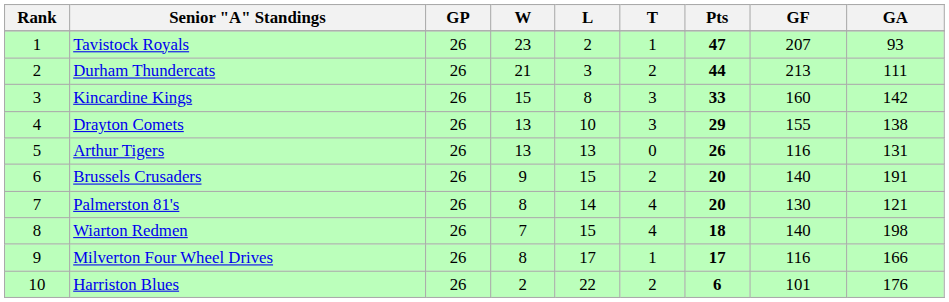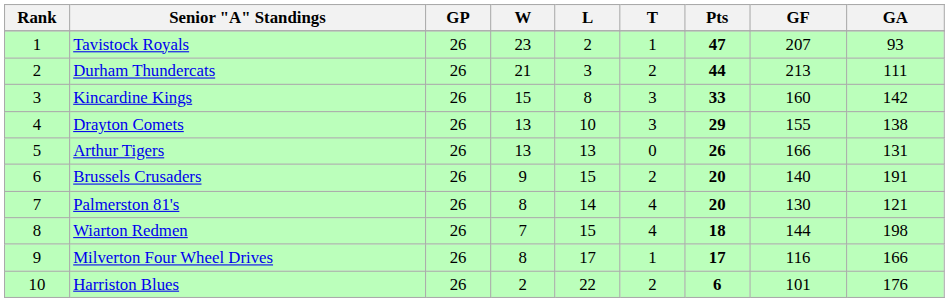(798, 151) 116 -> (798, 151) 166
(798, 230) 140 -> (798, 230) 144
